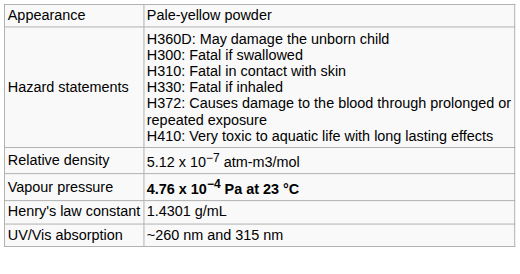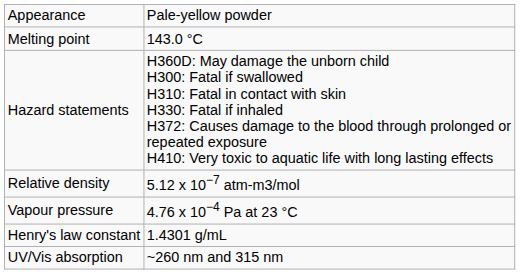+ row: (49, 38)
(223, 187) bold -> (222, 210) normal
